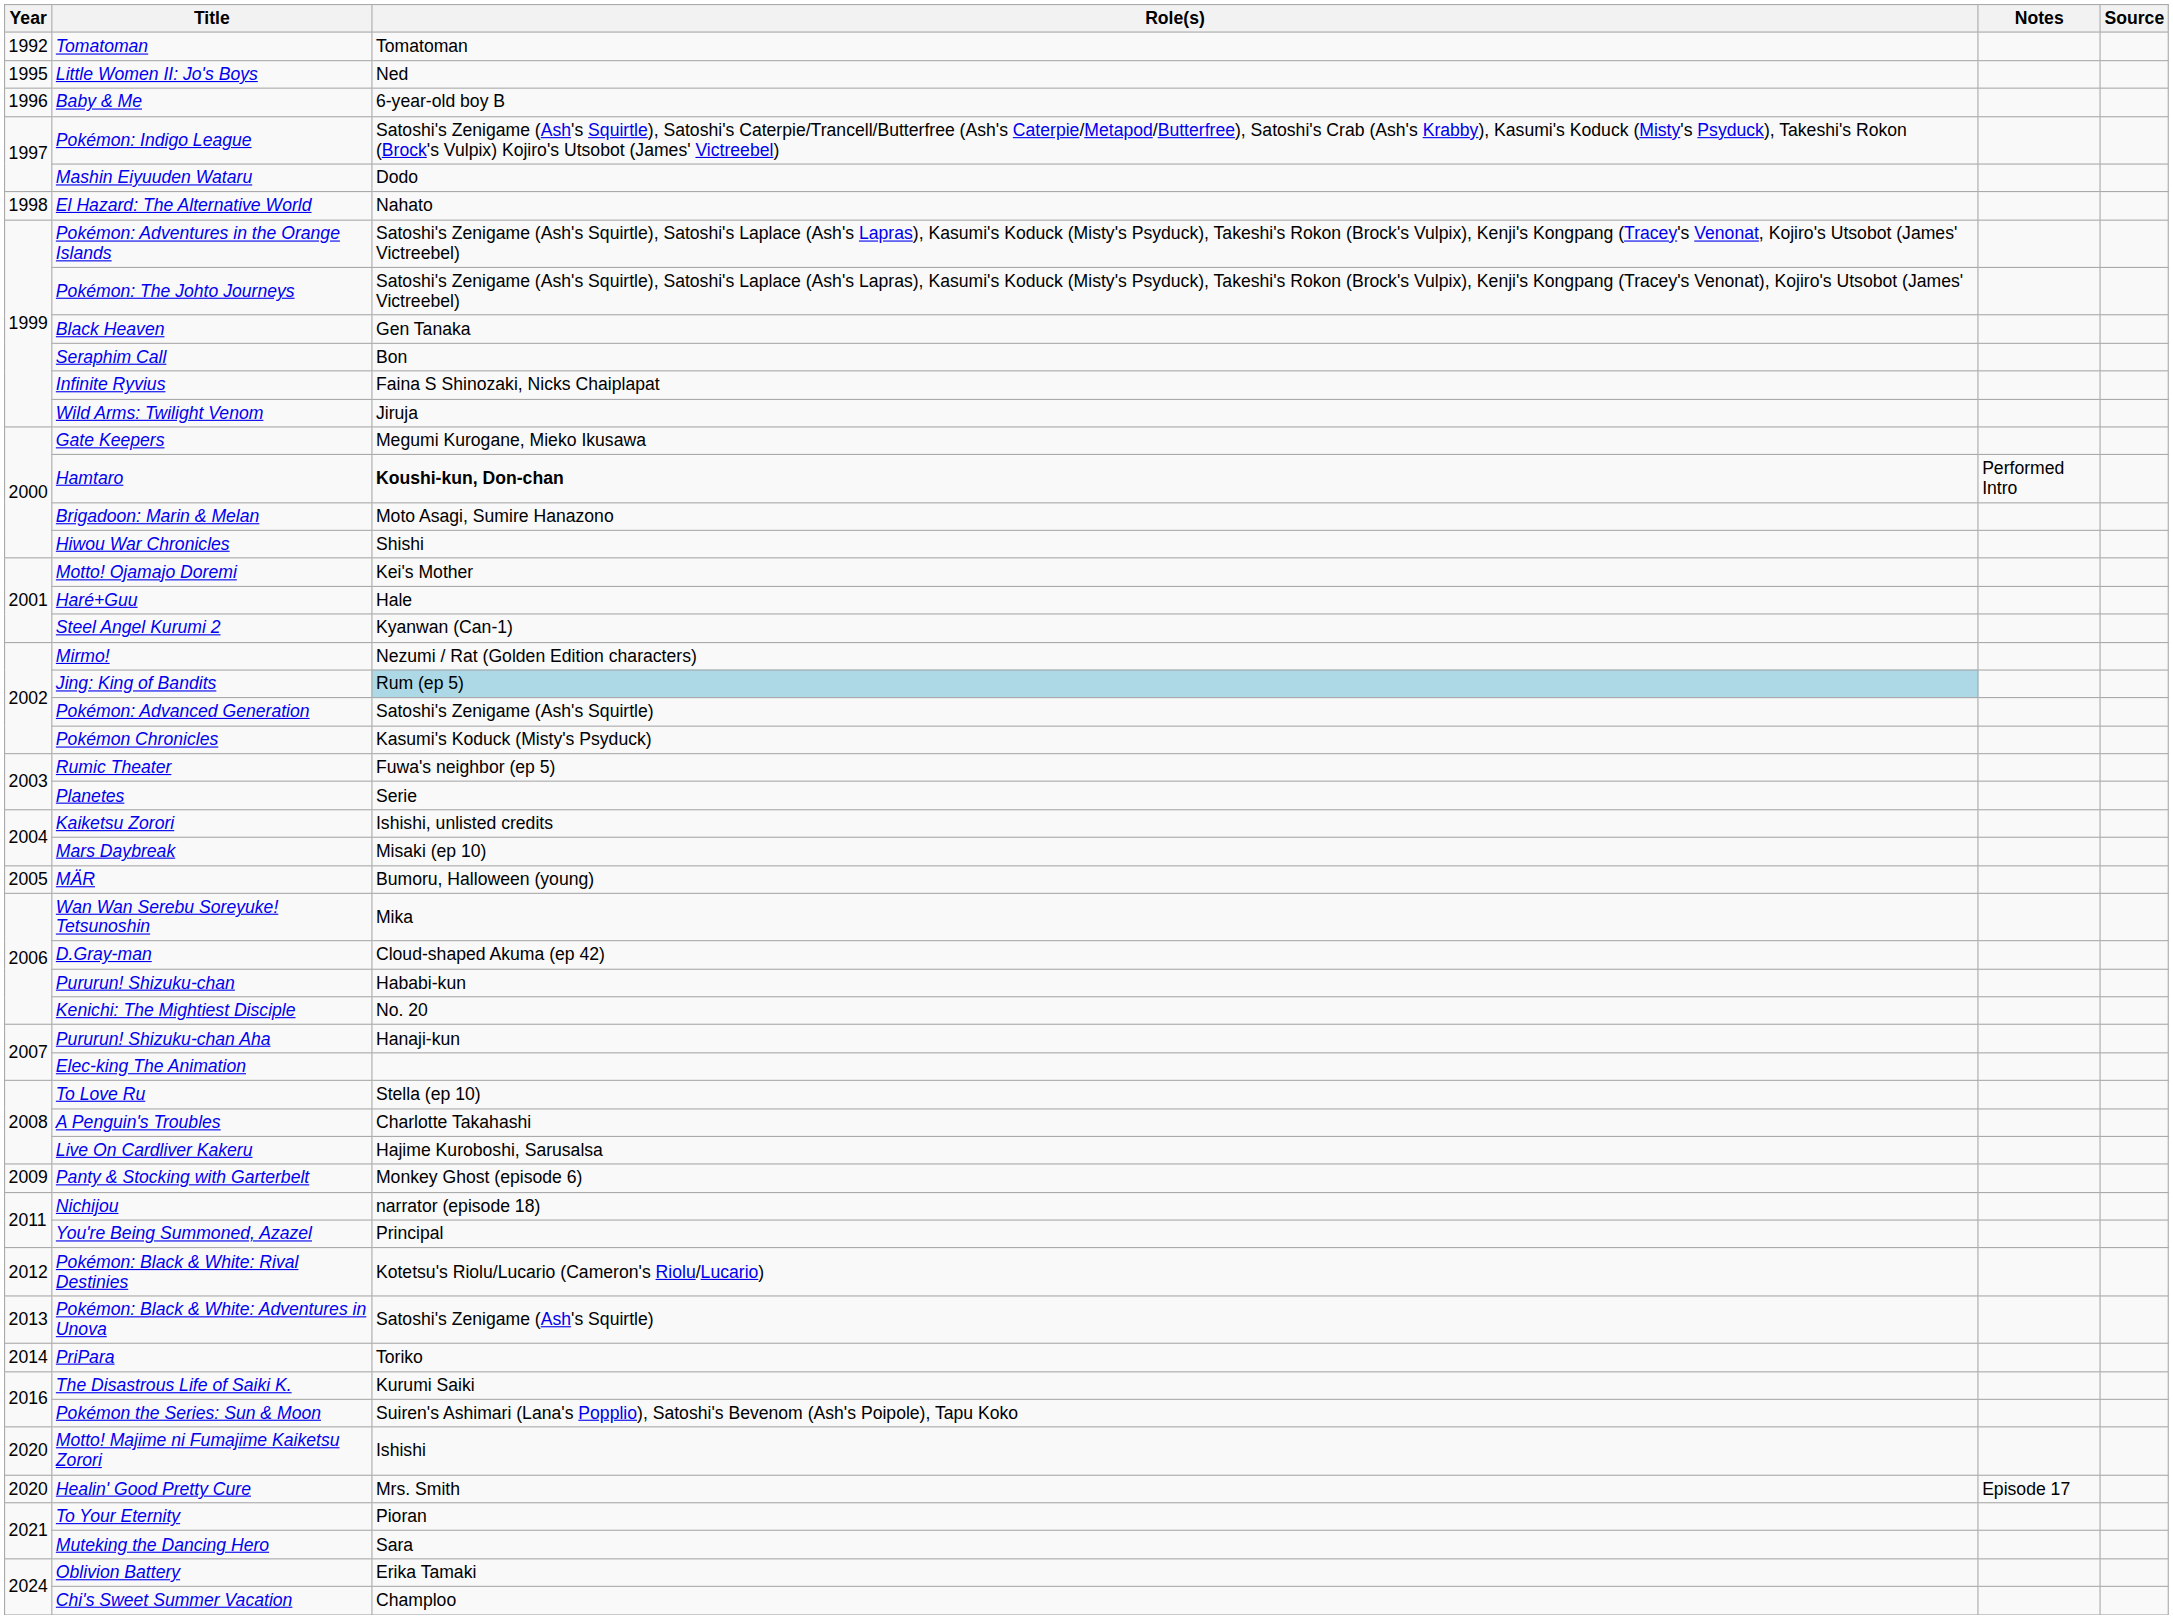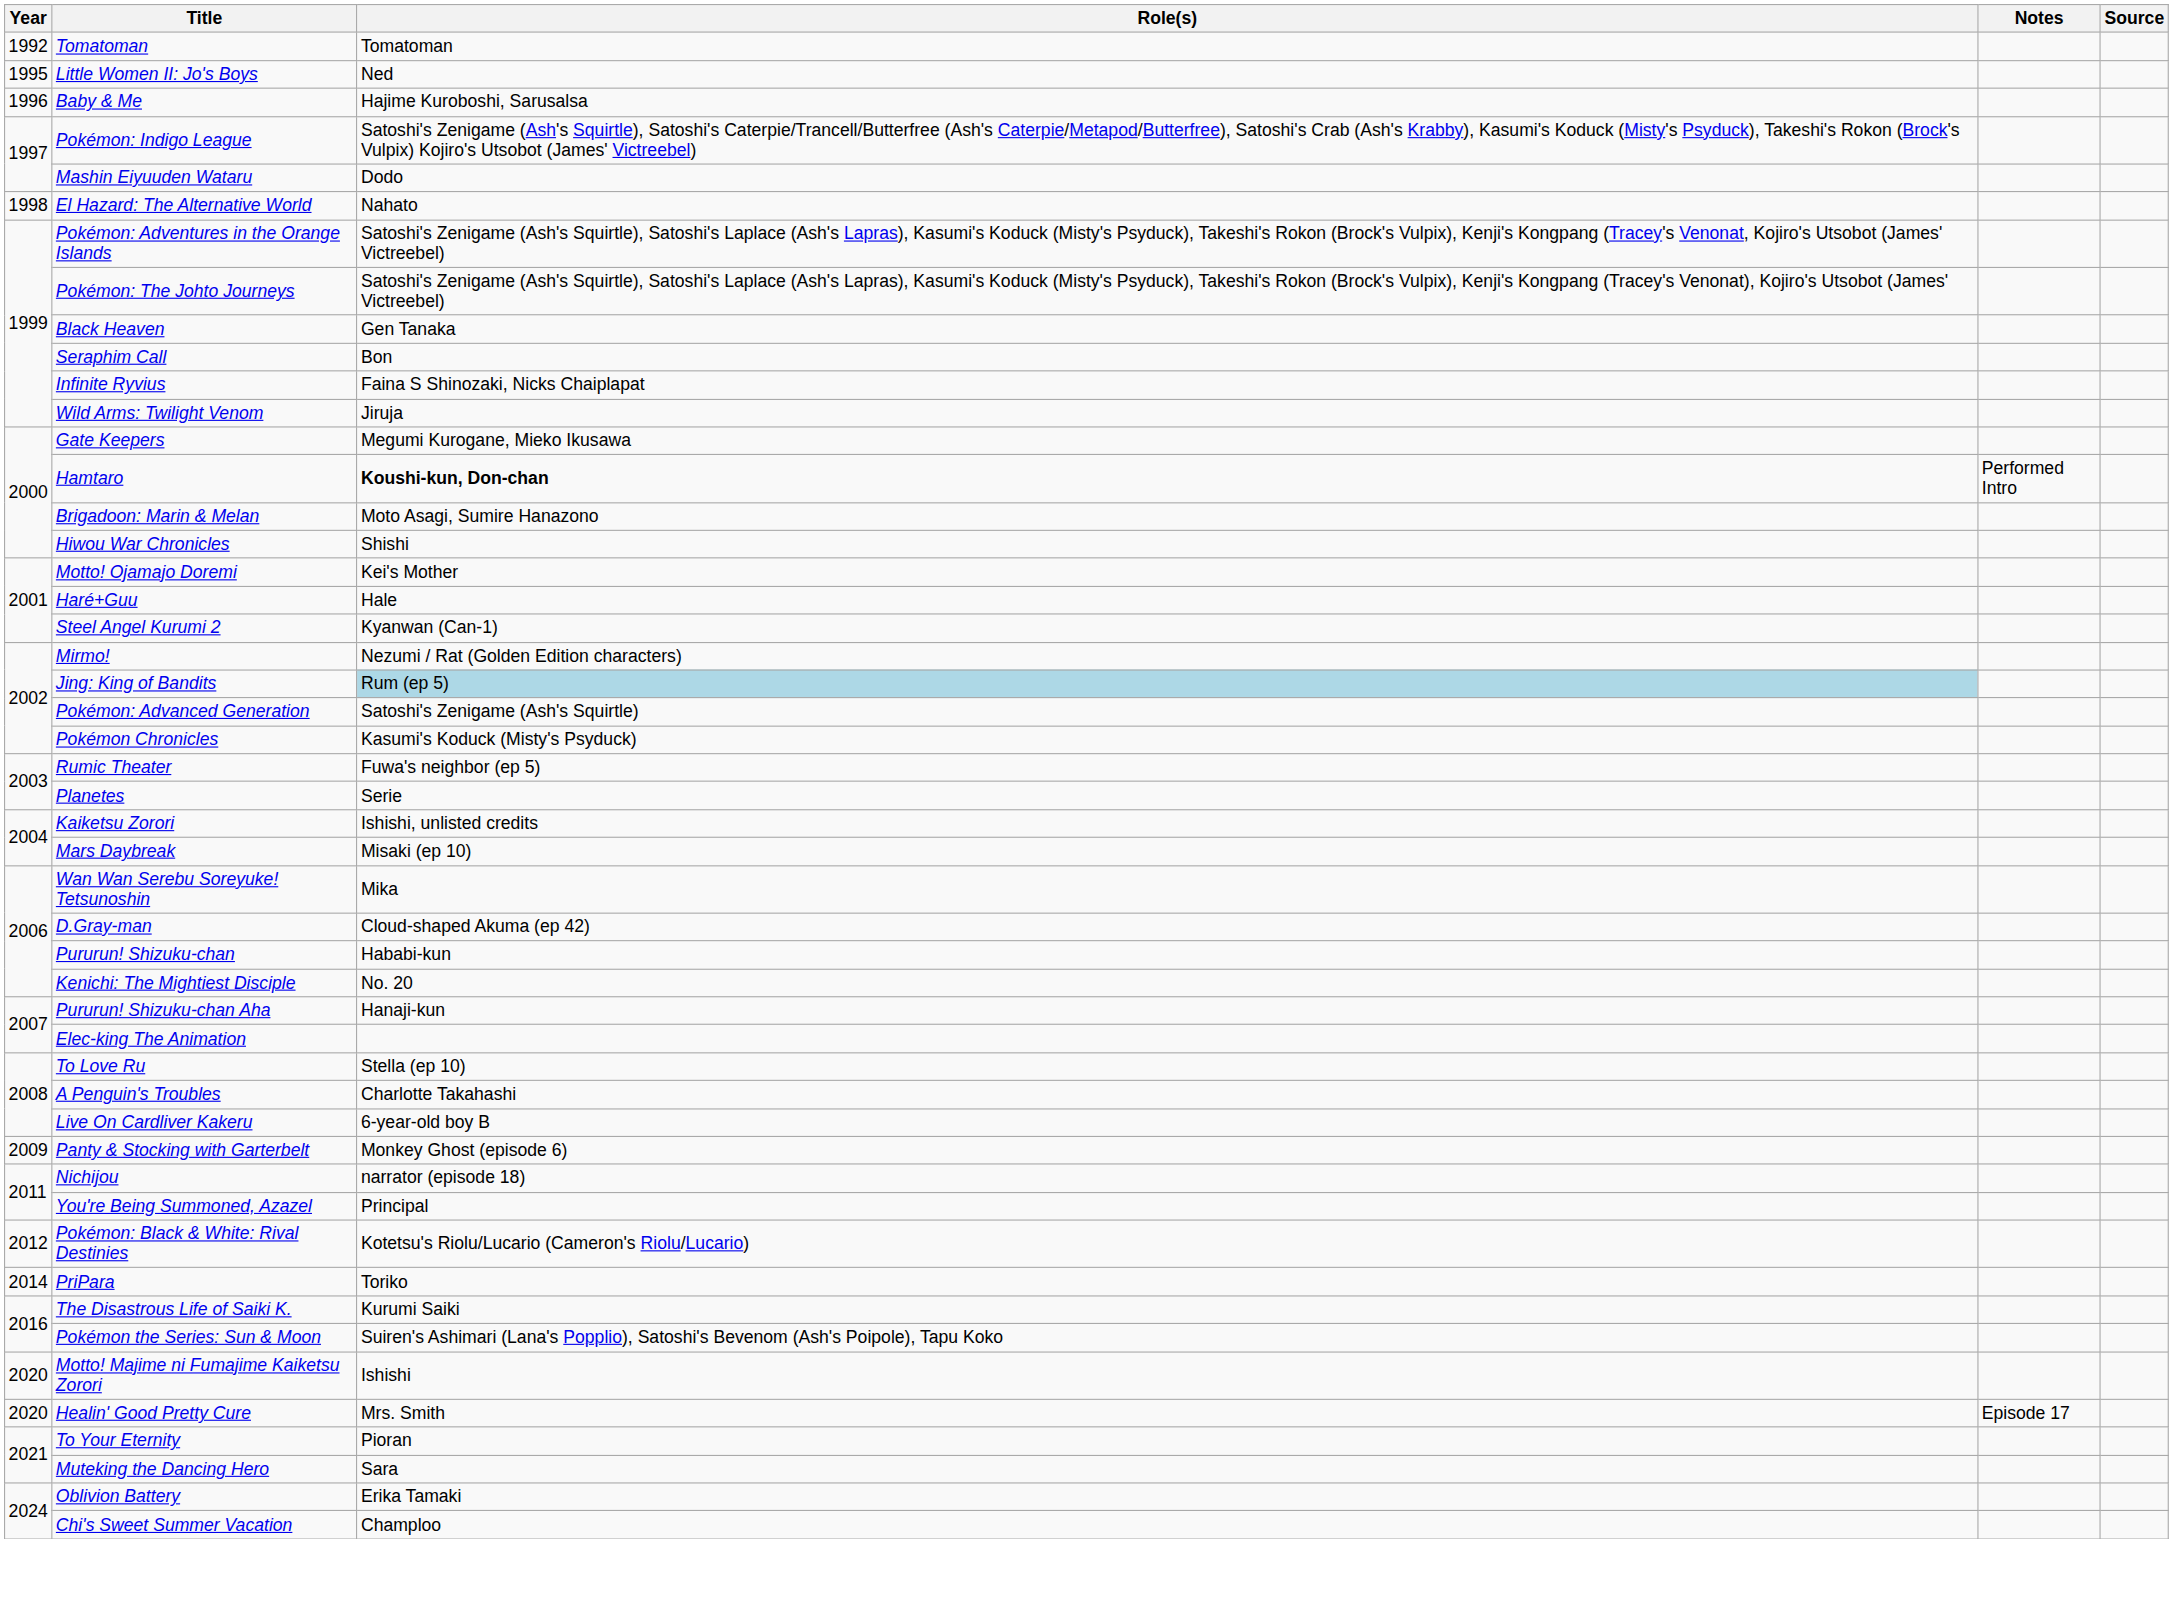(441, 102) 6-year-old boy B -> (474, 102) Hajime Kuroboshi, Sarusalsa
- row: (75, 879)
(489, 1150) Hajime Kuroboshi, Sarusalsa -> (425, 1122) 6-year-old boy B
- row: (211, 1319)
